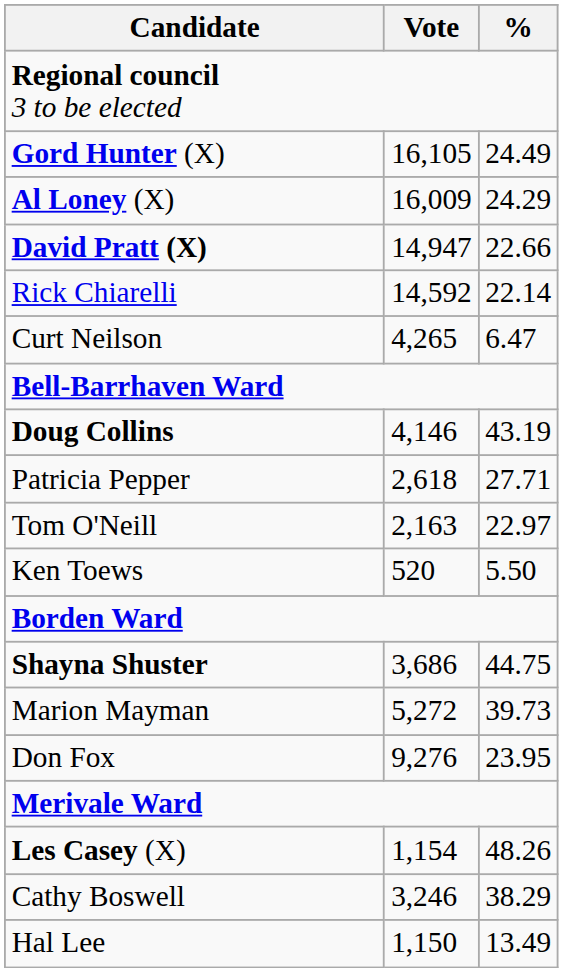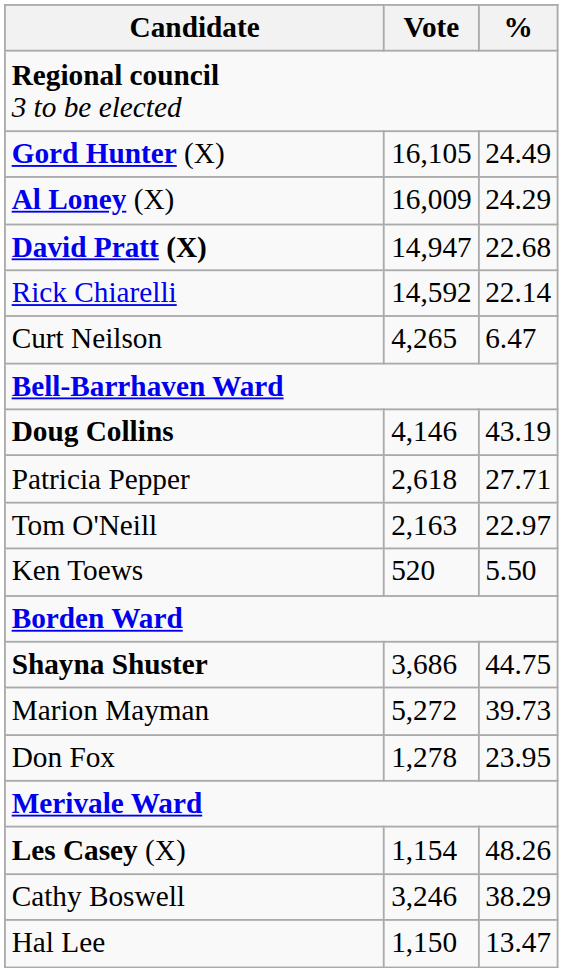(518, 246) 22.66 -> (518, 246) 22.68
(424, 757) 9,276 -> (424, 757) 1,278
(518, 942) 13.49 -> (518, 942) 13.47
